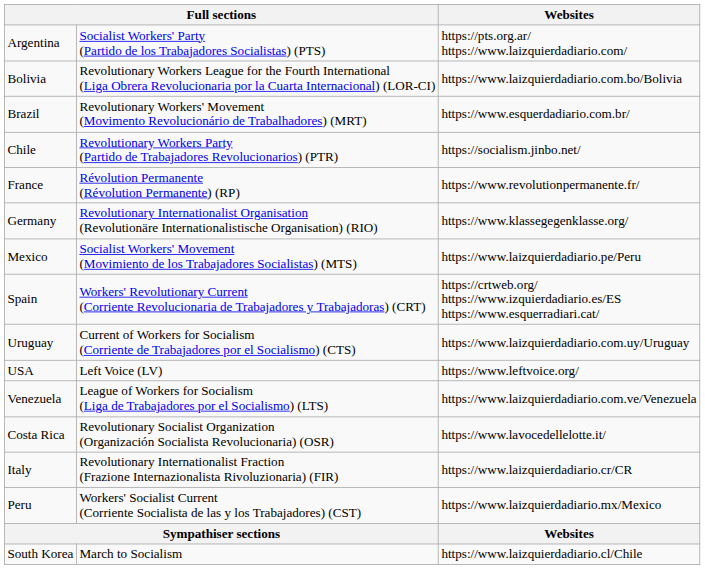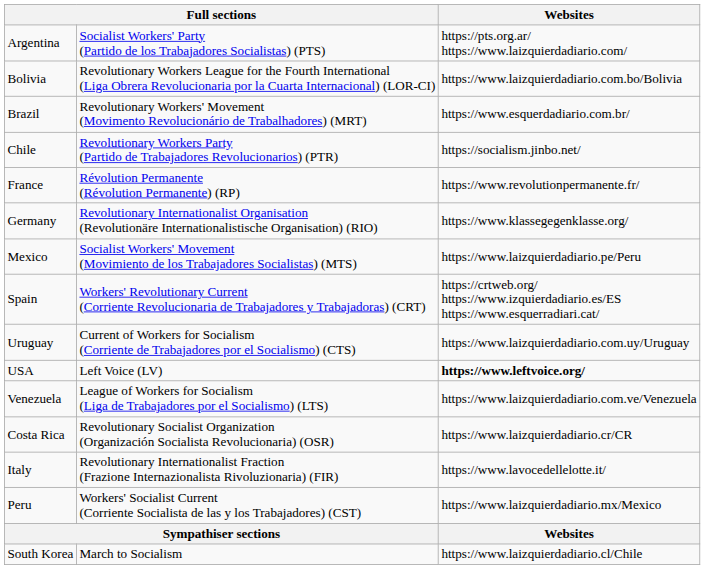(510, 370) normal -> (513, 370) bold
(524, 434) https://www.lavocedellelotte.it/ -> (537, 434) https://www.laizquierdadiario.cr/CR
(537, 469) https://www.laizquierdadiario.cr/CR -> (524, 469) https://www.lavocedellelotte.it/
